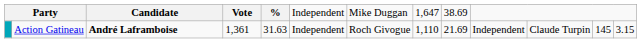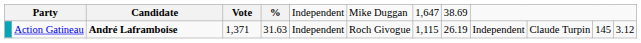(237, 29) 1,361 -> (237, 29) 1,371
(427, 29) 1,110 -> (427, 29) 1,115
(456, 29) 21.69 -> (456, 29) 26.19
(625, 29) 3.15 -> (625, 29) 3.12
